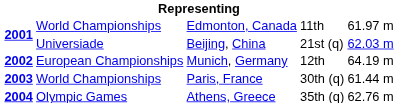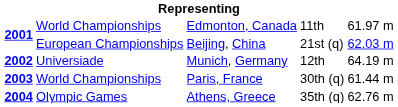(70, 43) Universiade -> (110, 43) European Championships
(110, 61) European Championships -> (70, 61) Universiade
